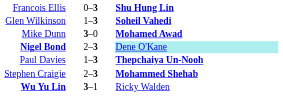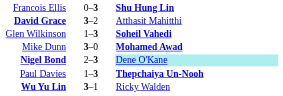+ row: (40, 21)
- row: (35, 73)
